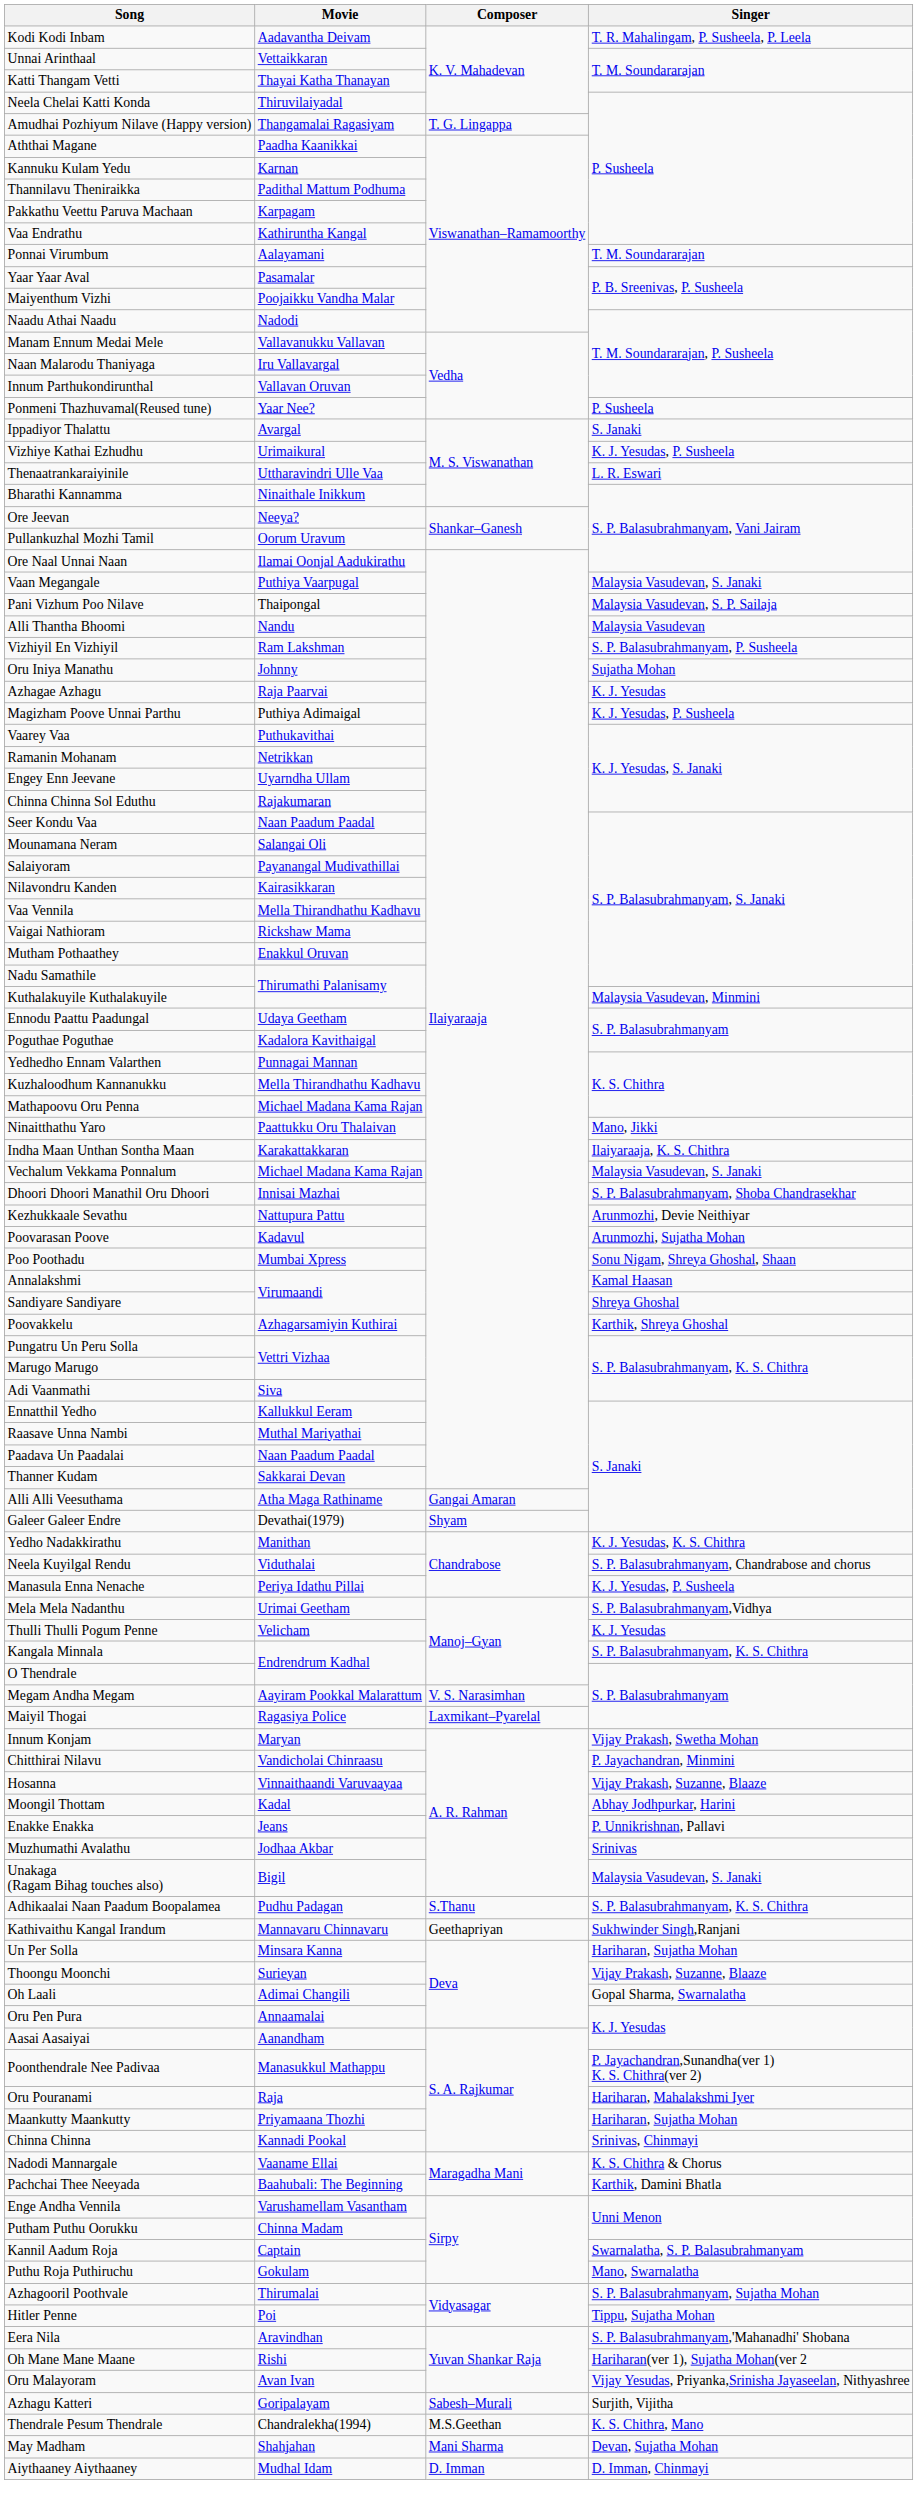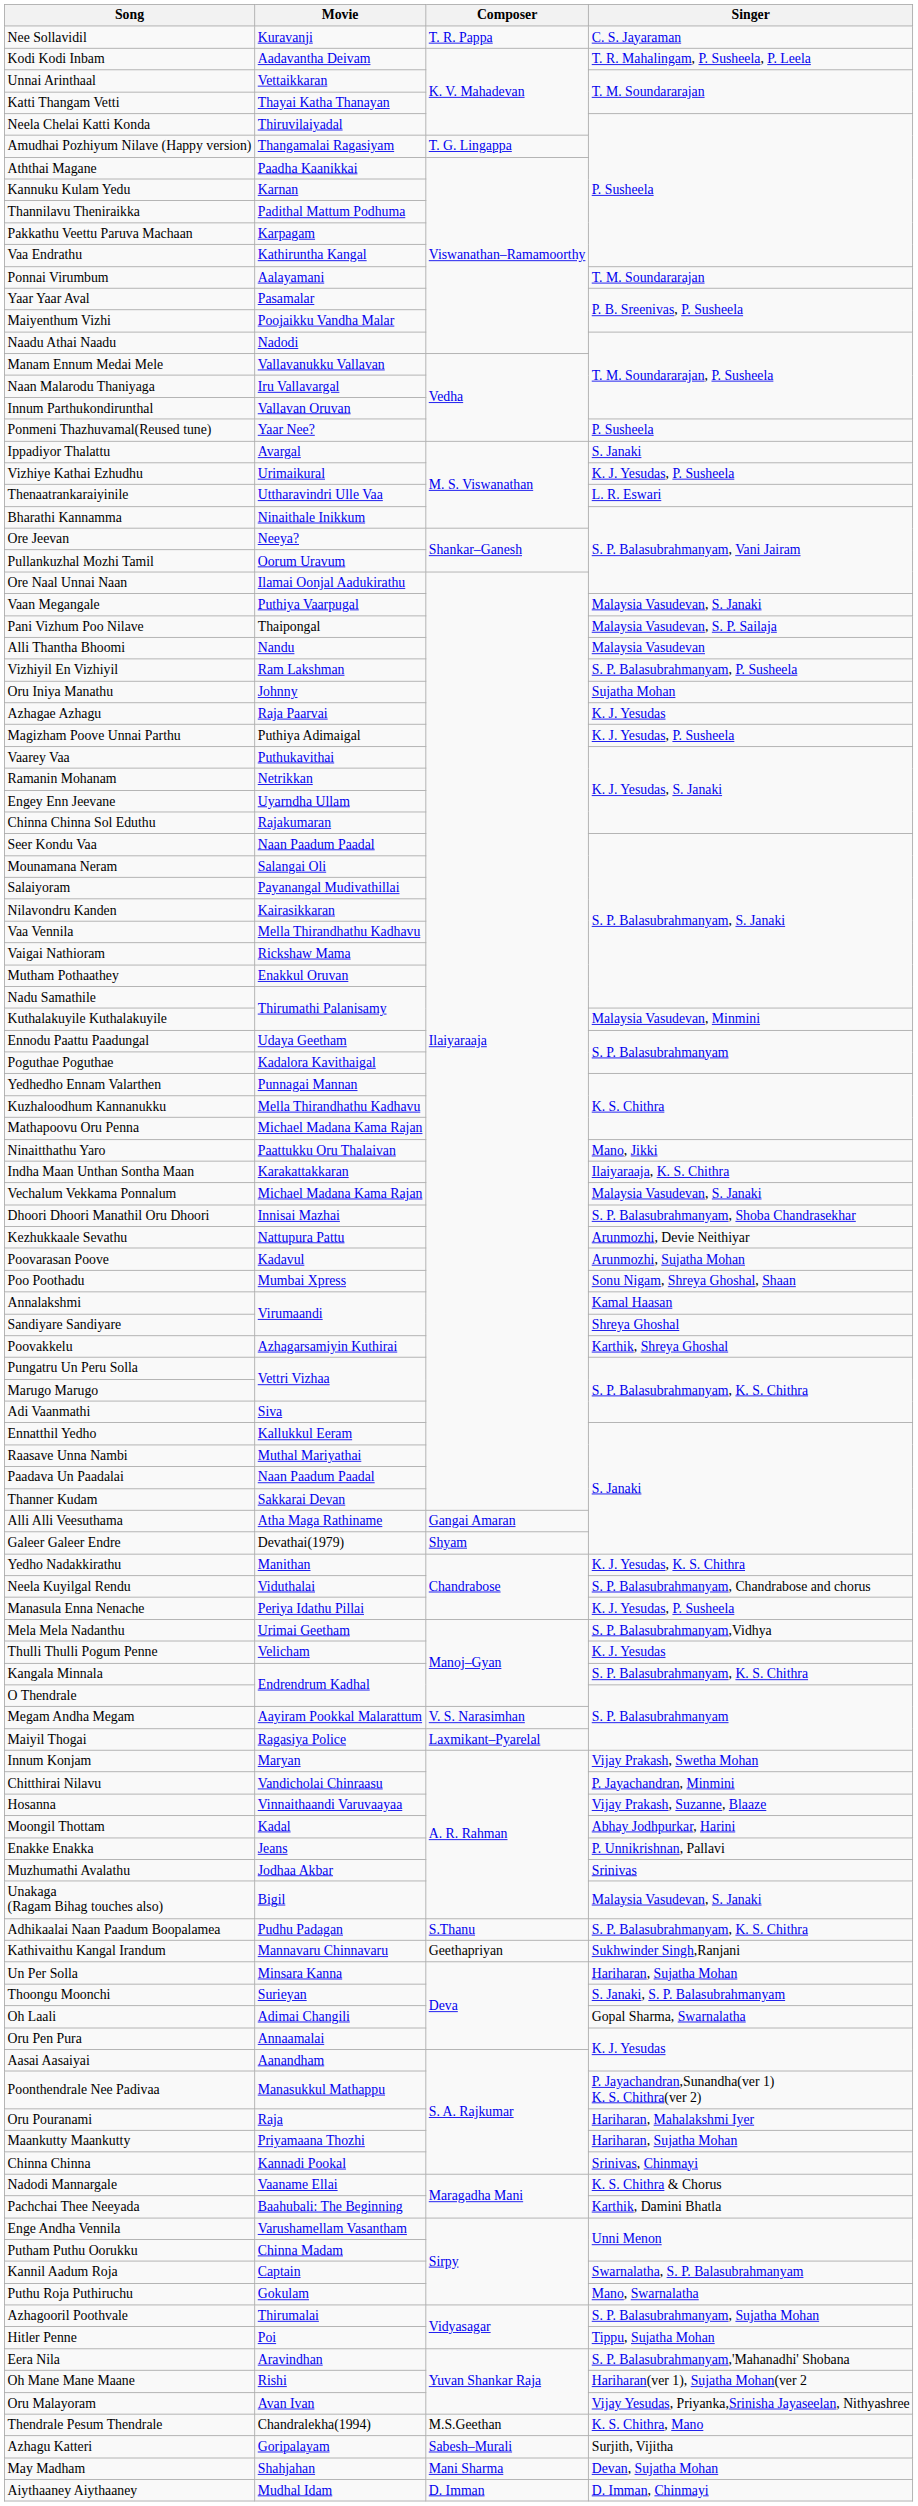+ row: (47, 37)
(679, 1973) Vijay Prakash, Suzanne, Blaaze -> (688, 1994) S. Janaki, S. P. Balasubrahmanyam
rows swapped: (85, 2425) <-> (50, 2403)
